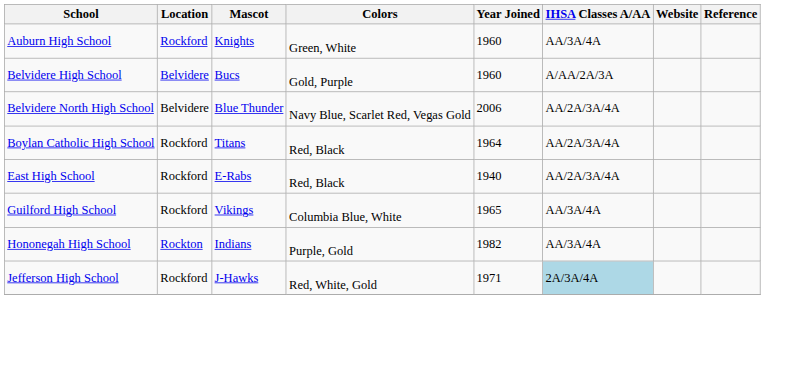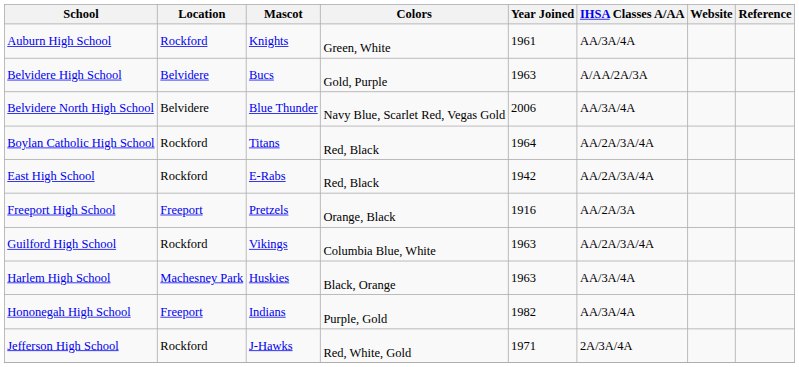(489, 41) 1960 -> (523, 41) 1961
(489, 75) 1960 -> (523, 75) 1963
(583, 108) AA/2A/3A/4A -> (608, 108) AA/3A/4A
(489, 176) 1940 -> (523, 176) 1942
+ row: (61, 210)
(489, 210) 1965 -> (523, 244) 1963
(573, 210) AA/3A/4A -> (617, 244) AA/2A/3A/4A
+ row: (59, 278)
(181, 244) Rockton -> (181, 311) Freeport
(572, 278) lightblue background -> (606, 345) no background
